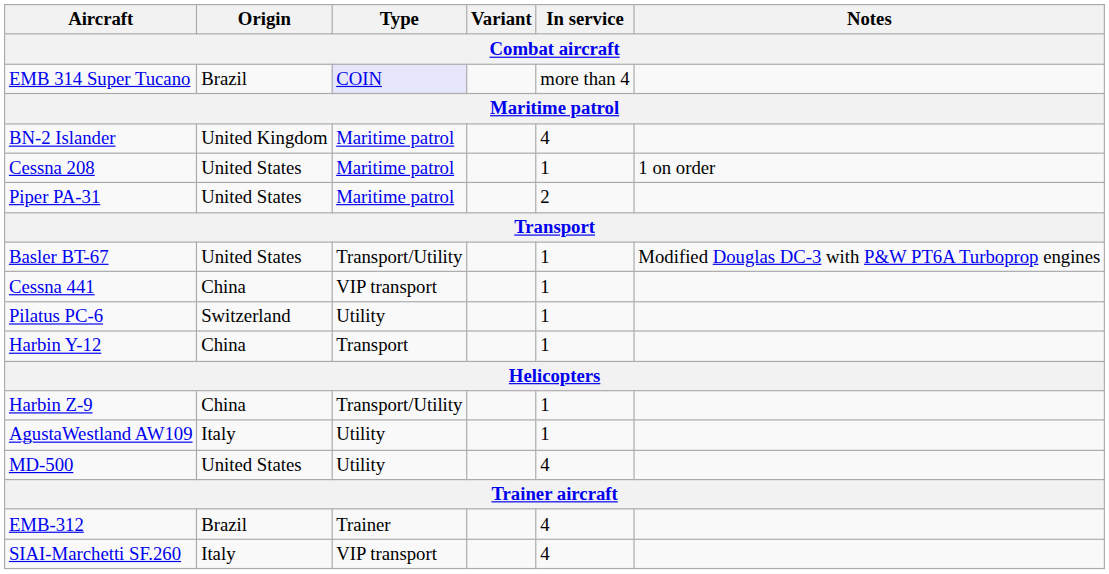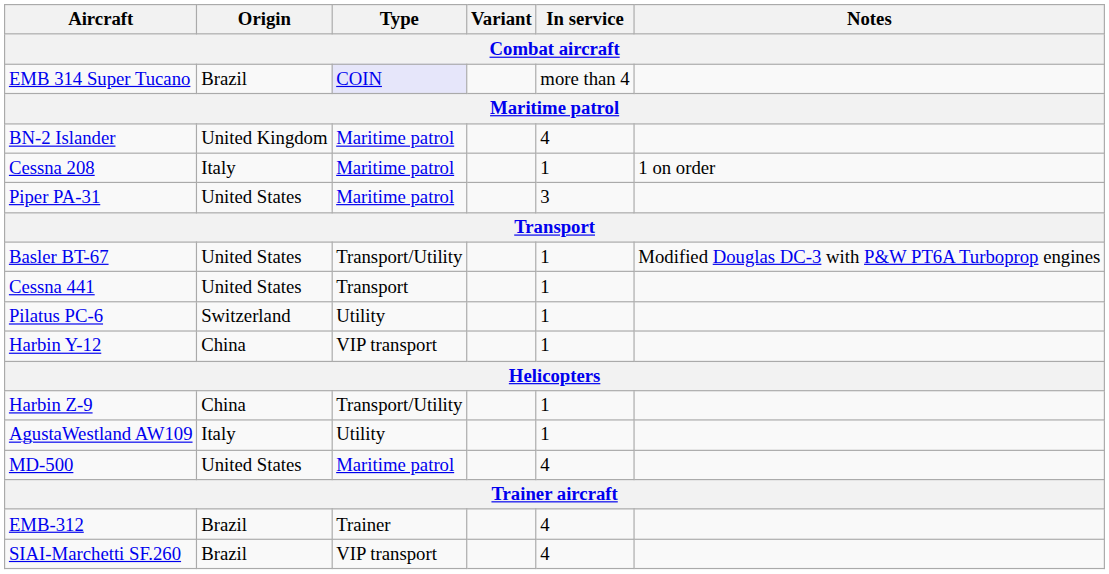(251, 167) United States -> (218, 167) Italy
(545, 197) 2 -> (545, 197) 3
(224, 286) China -> (251, 286) United States
(387, 286) VIP transport -> (372, 286) Transport
(372, 345) Transport -> (387, 345) VIP transport
(361, 464) Utility -> (395, 464) Maritime patrol
(218, 553) Italy -> (224, 553) Brazil
